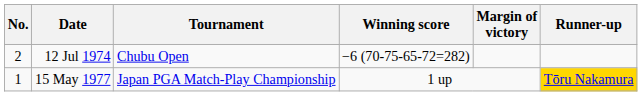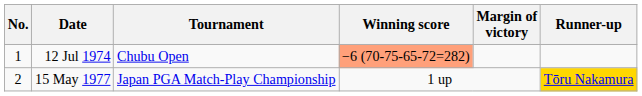(18, 56) 2 -> (18, 56) 1
(406, 56) no background -> (406, 56) lightsalmon background
(18, 79) 1 -> (18, 79) 2
